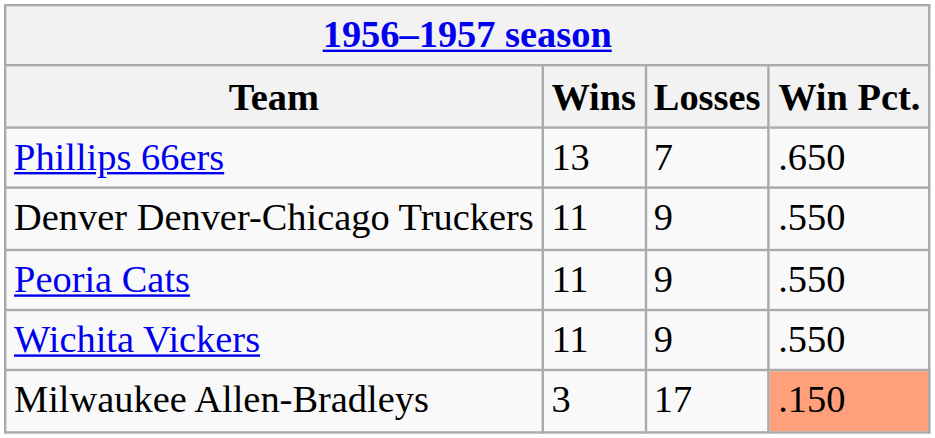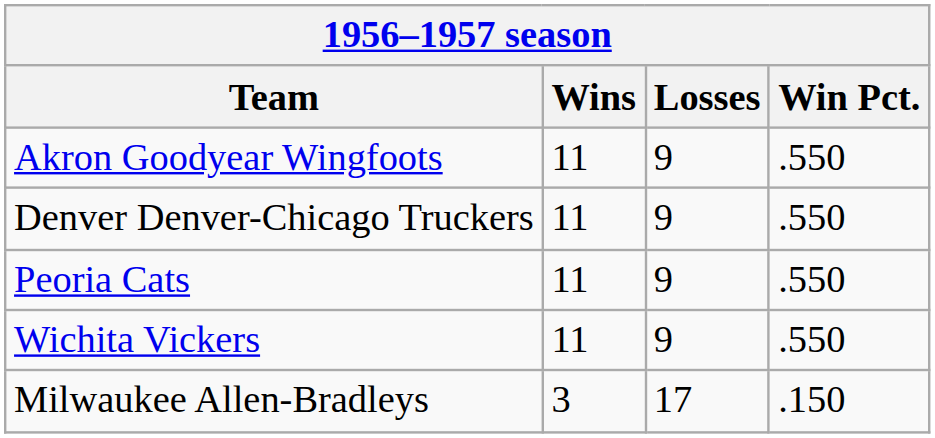- row: (119, 156)
+ row: (228, 156)
(812, 400) lightsalmon background -> (812, 400) no background
